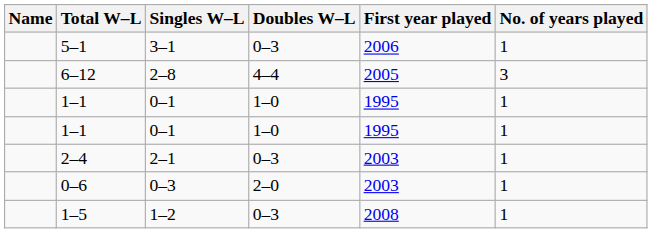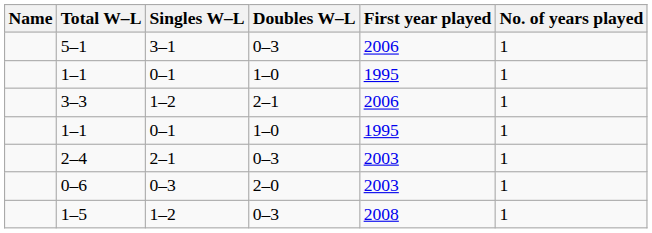- row: (78, 74)
+ row: (74, 102)
